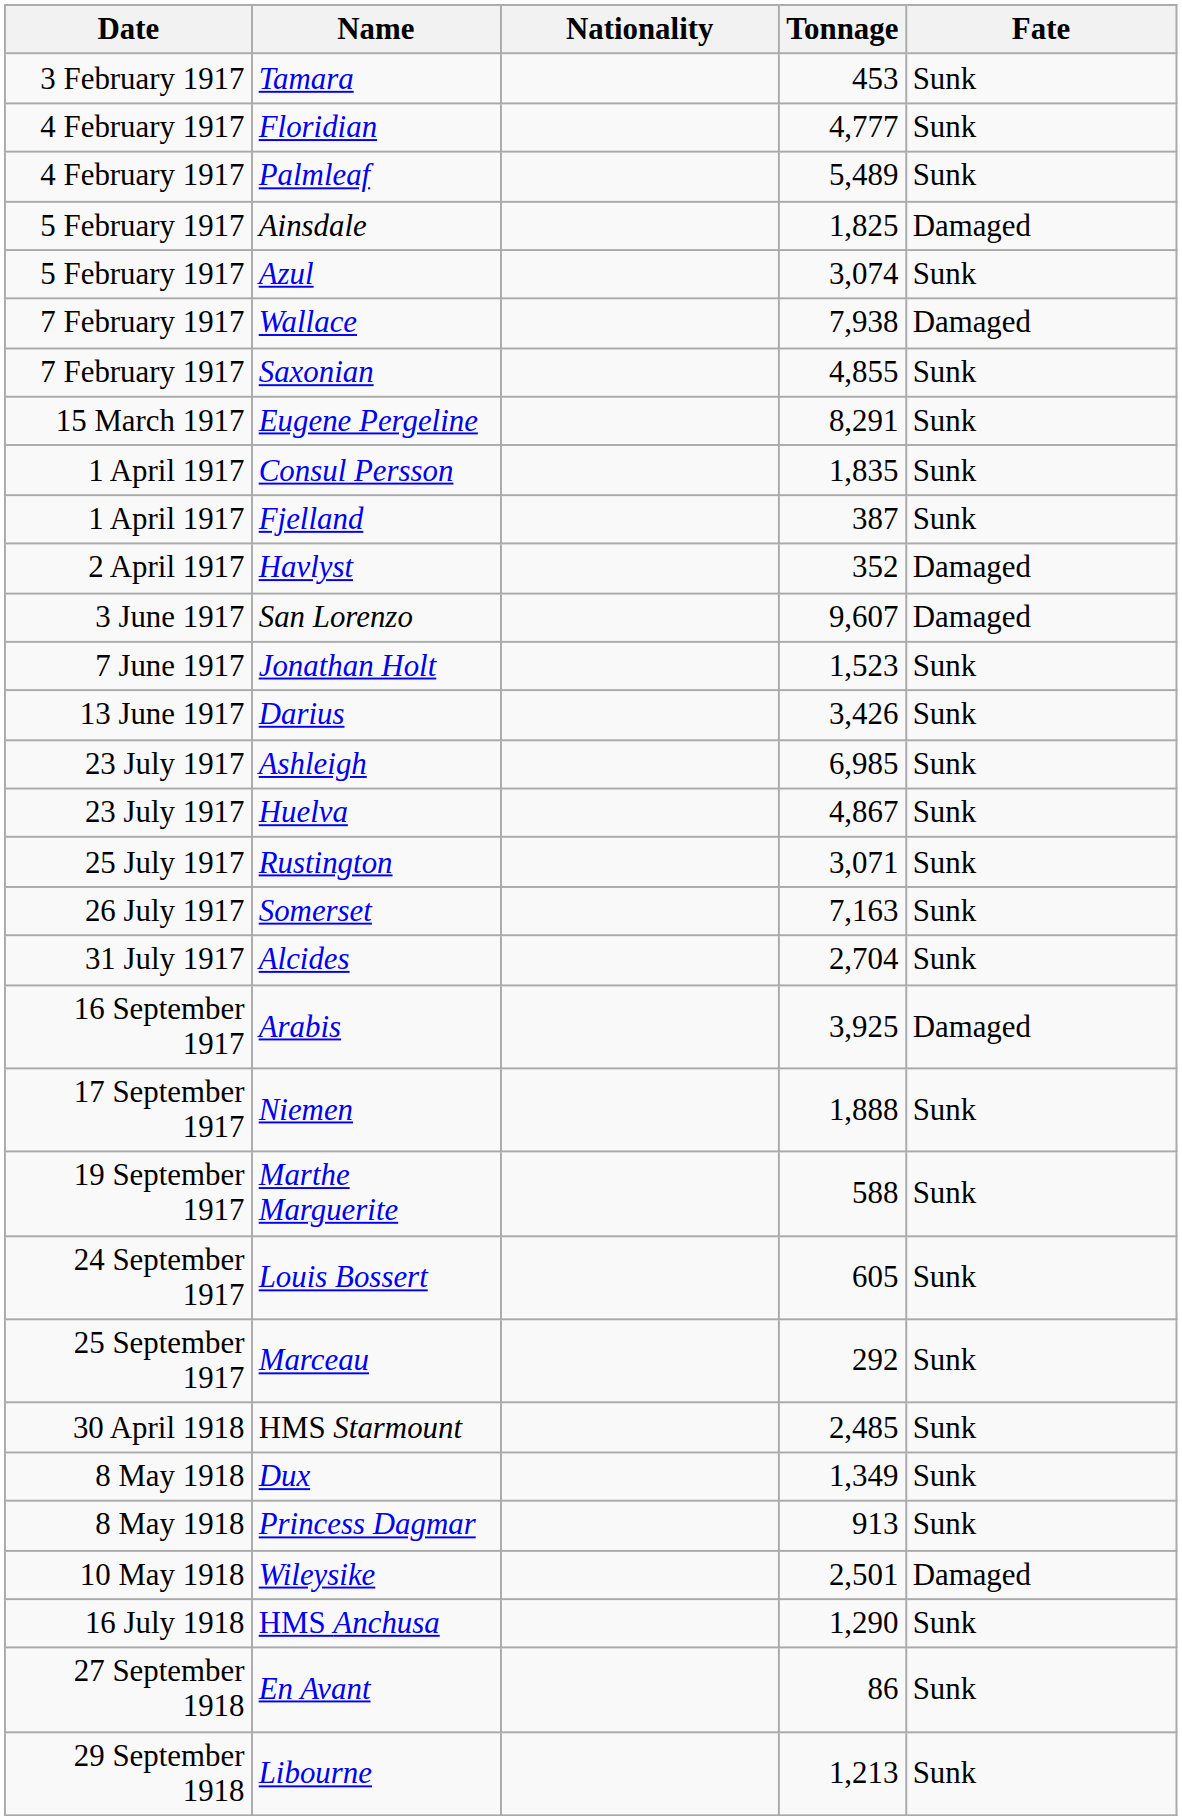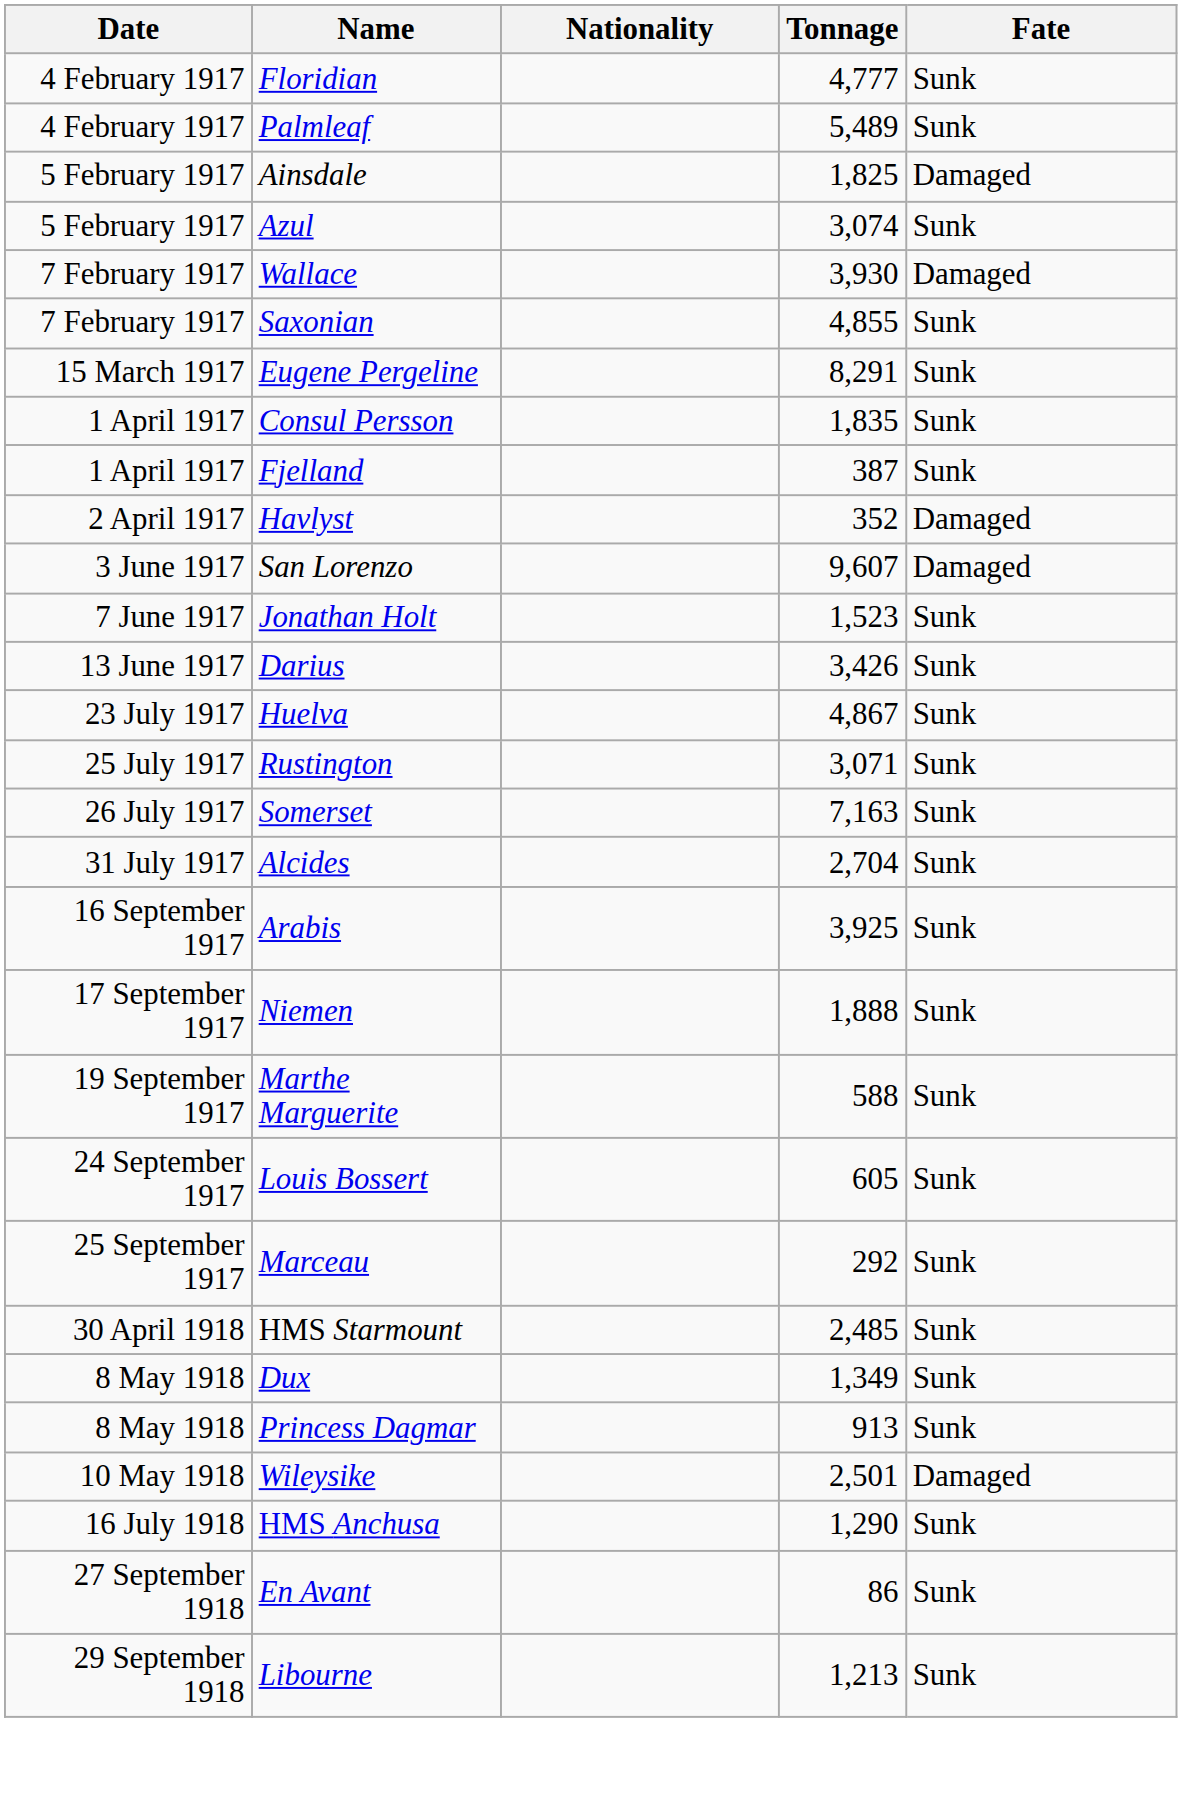- row: (306, 77)
(864, 322) 7,938 -> (864, 273) 3,930
- row: (313, 763)
(972, 1025) Damaged -> (944, 927) Sunk
